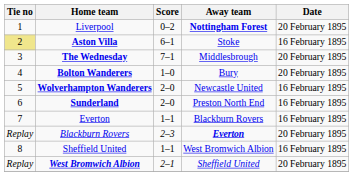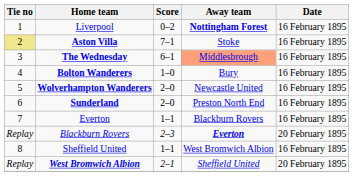(312, 27) 20 February 1895 -> (312, 27) 16 February 1895
(167, 42) 6–1 -> (167, 42) 7–1
(167, 57) 7–1 -> (167, 57) 6–1
(228, 57) no background -> (228, 57) lightsalmon background
(312, 57) 20 February 1895 -> (312, 57) 16 February 1895
(312, 73) 20 February 1895 -> (312, 73) 16 February 1895
